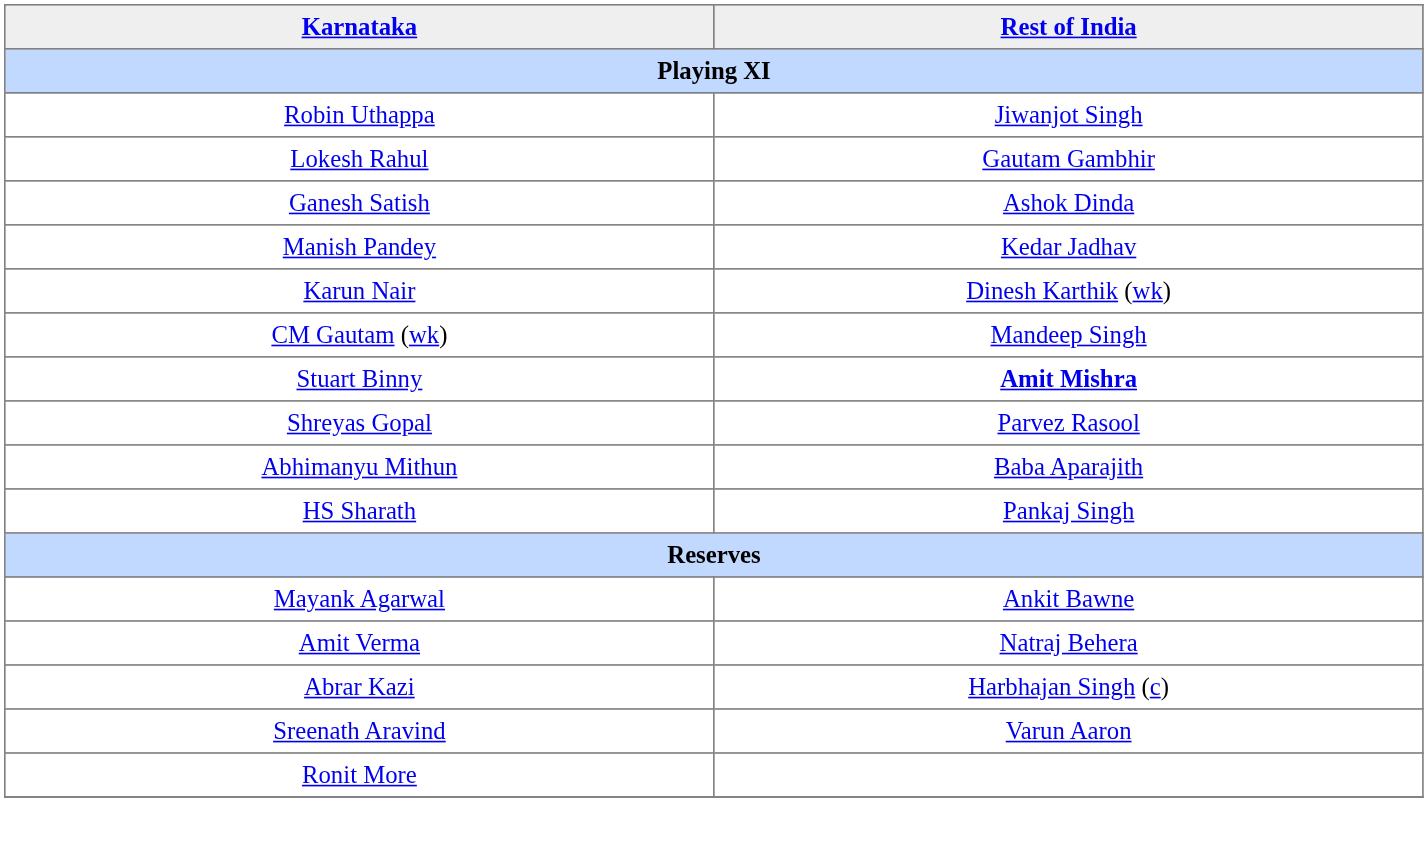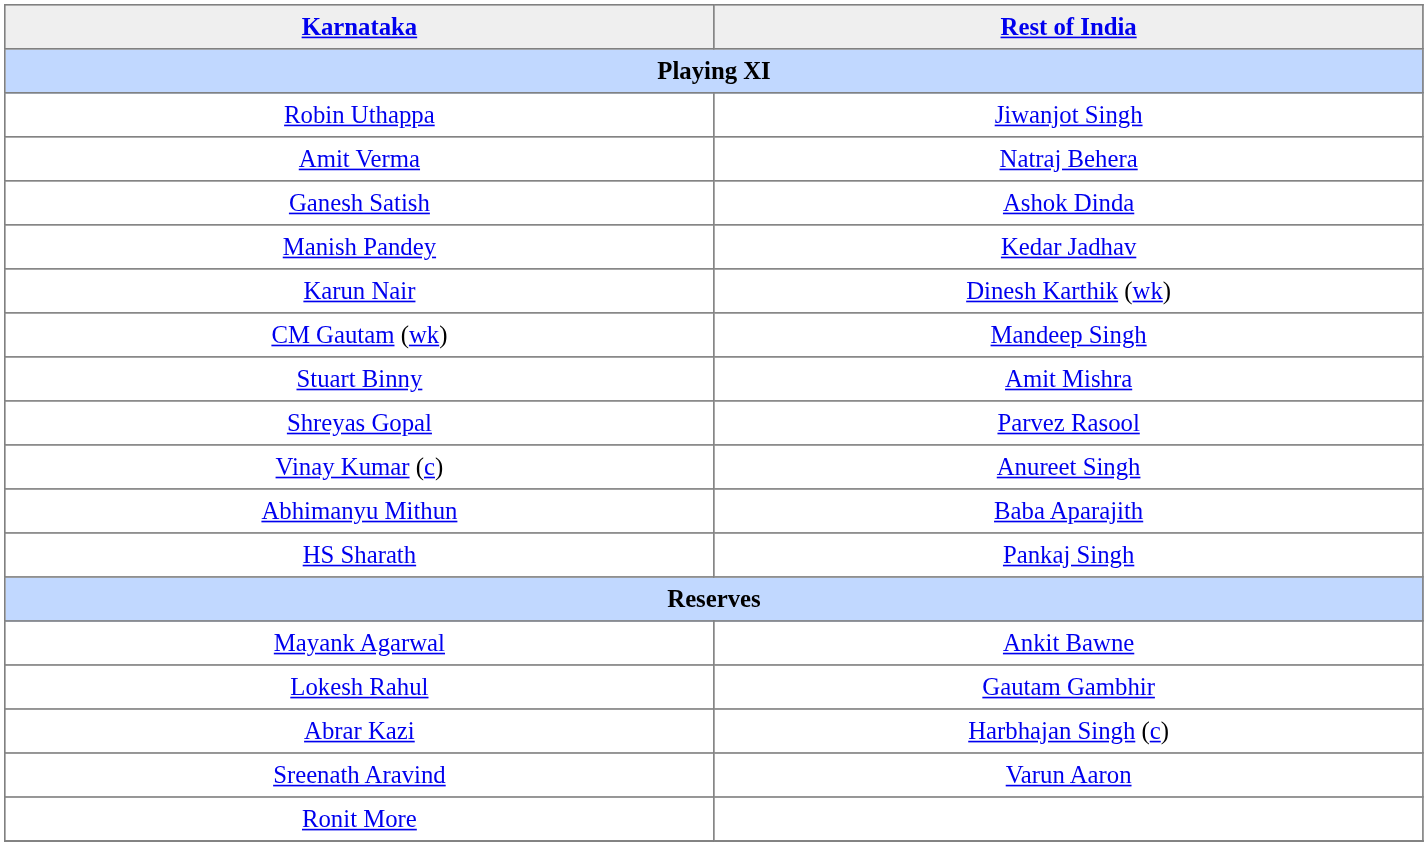rows swapped: (359, 158) <-> (359, 642)
(1069, 378) bold -> (1069, 378) normal
+ row: (359, 466)
